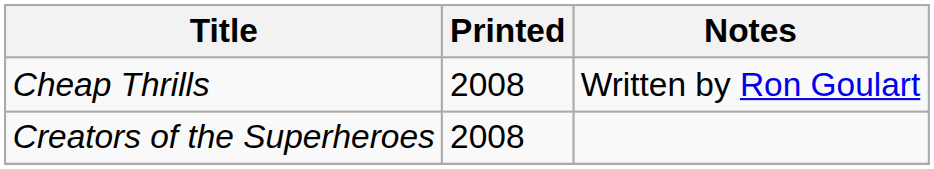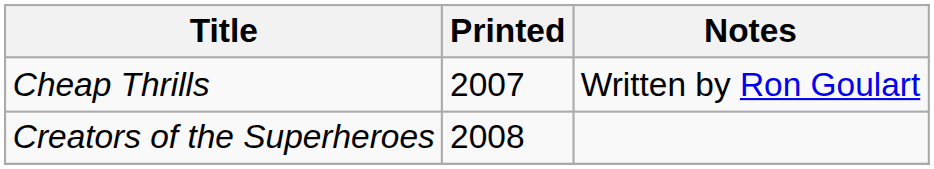(487, 84) 2008 -> (487, 84) 2007
